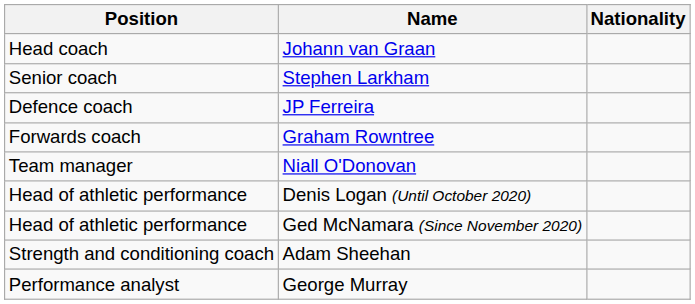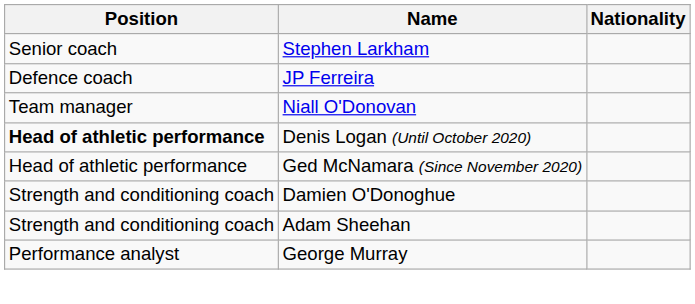- row: (359, 48)
- row: (358, 136)
(128, 195) normal -> (137, 136) bold
+ row: (369, 195)
